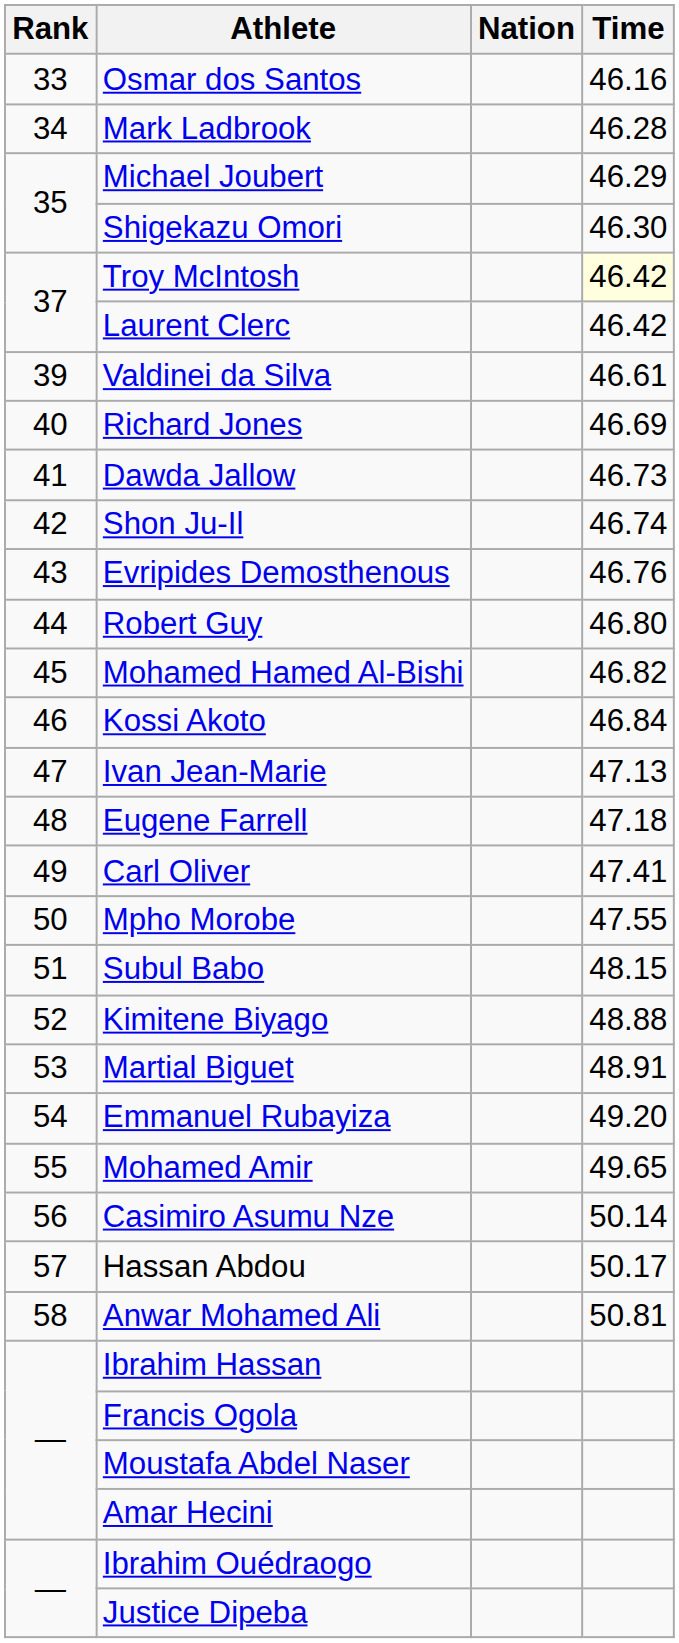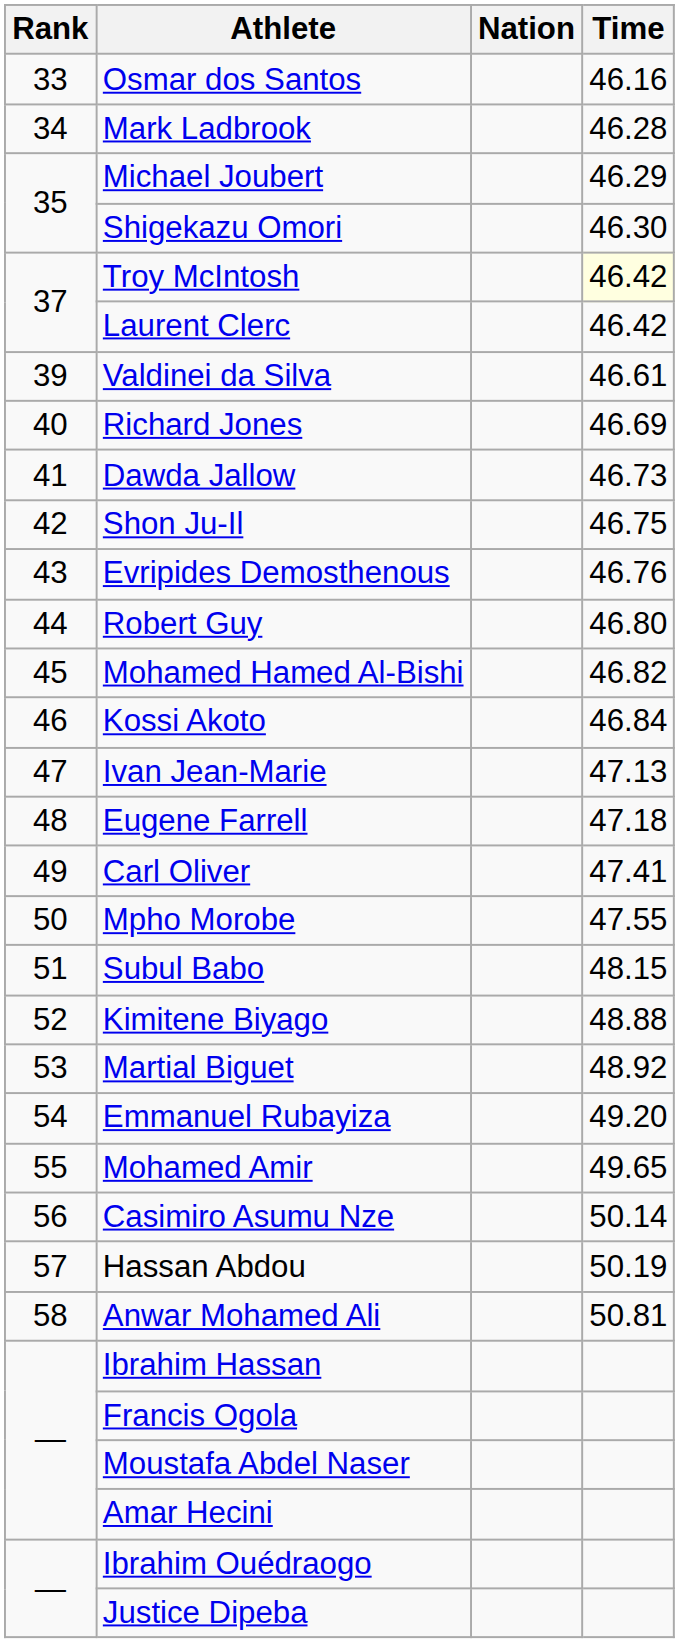(628, 524) 46.74 -> (628, 524) 46.75
(628, 1068) 48.91 -> (628, 1068) 48.92
(628, 1266) 50.17 -> (628, 1266) 50.19
